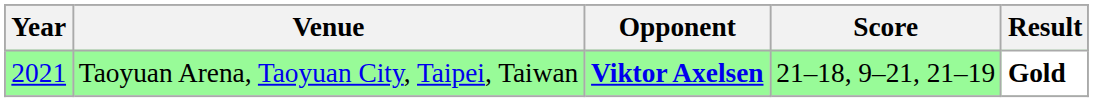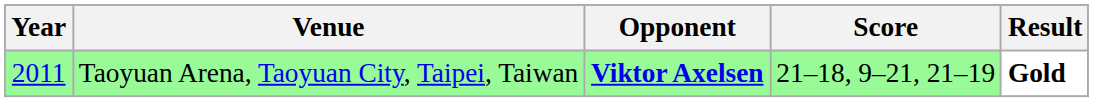(39, 72) 2021 -> (39, 72) 2011
